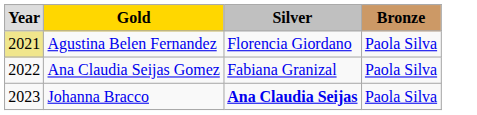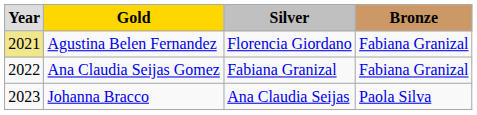(401, 44) Paola Silva -> (414, 44) Fabiana Granizal
(401, 70) Paola Silva -> (414, 70) Fabiana Granizal
(292, 96) bold -> (288, 96) normal
